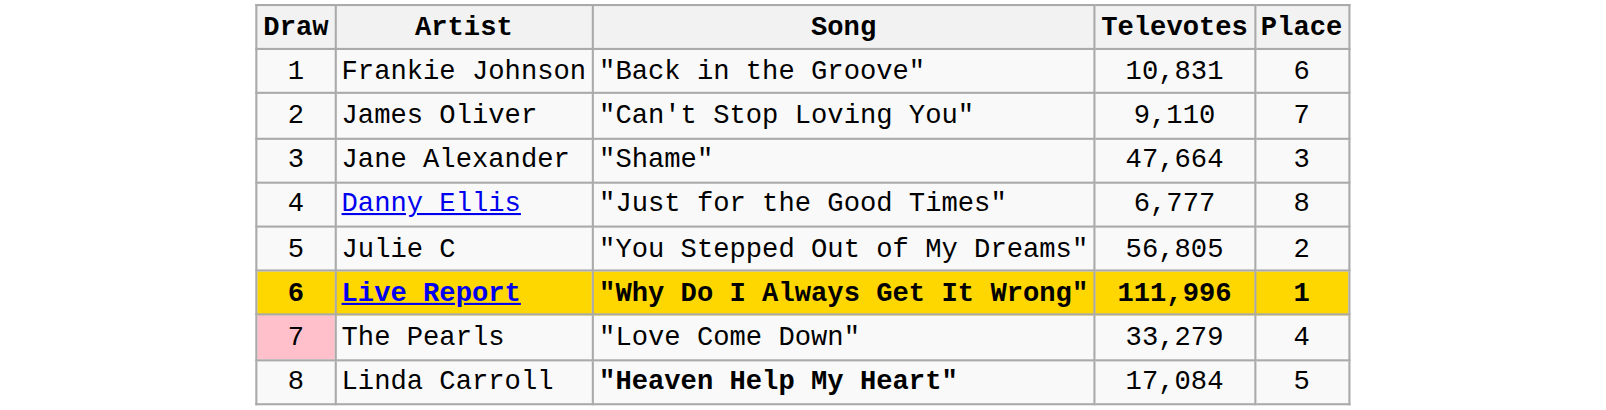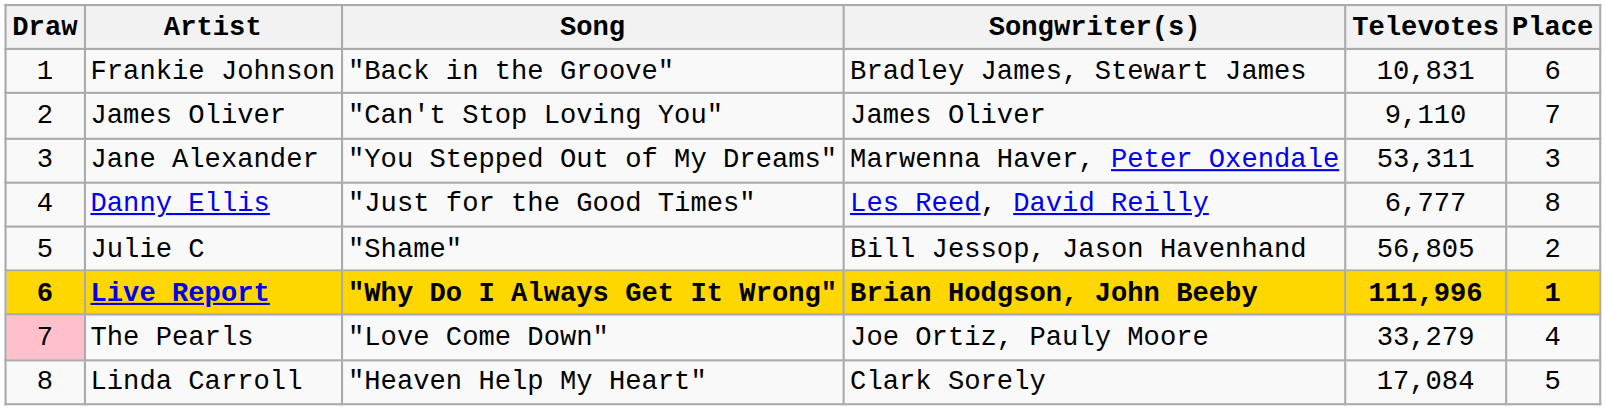+ column: (1095, 27)
(656, 160) "Shame" -> (593, 160) "You Stepped Out of My Dreams"
(1175, 160) 47,664 -> (1426, 160) 53,311
(844, 249) "You Stepped Out of My Dreams" -> (405, 249) "Shame"
(778, 381) bold -> (527, 381) normal
